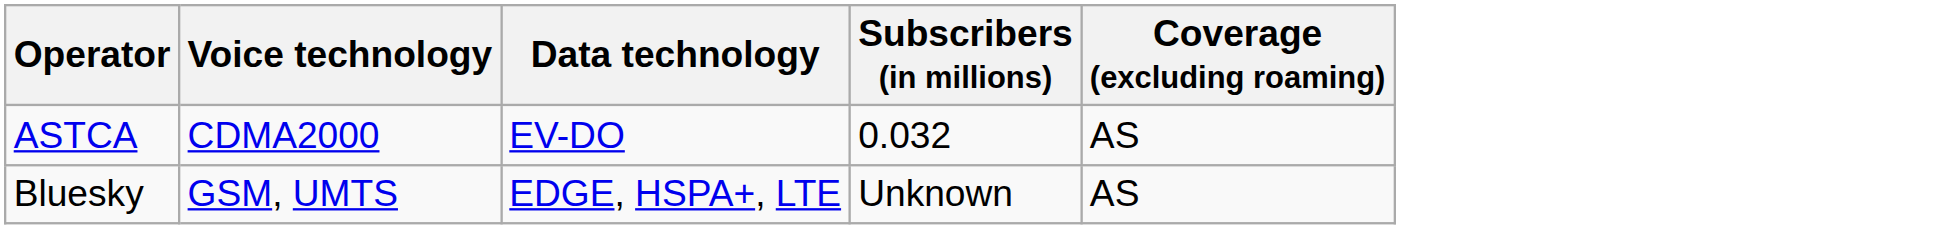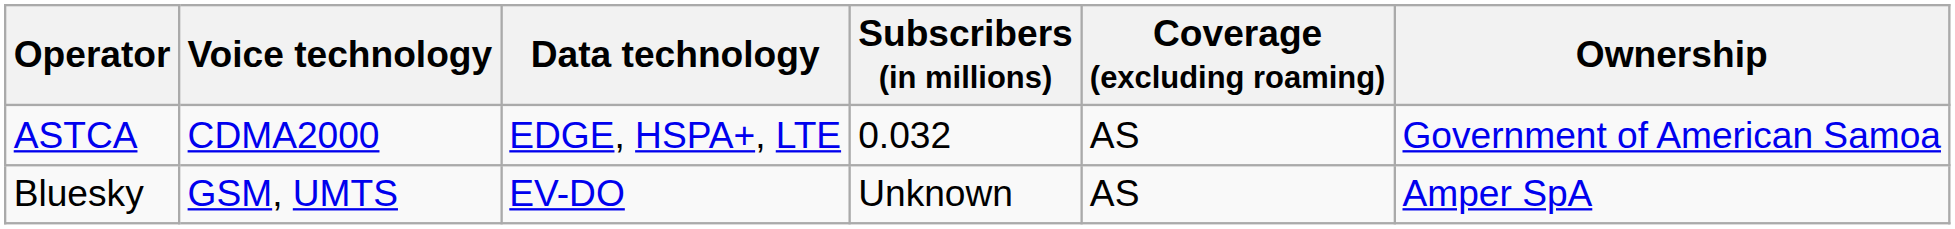+ column: (1672, 54)
(567, 134) EV-DO -> (675, 134) EDGE, HSPA+, LTE
(675, 193) EDGE, HSPA+, LTE -> (567, 193) EV-DO
